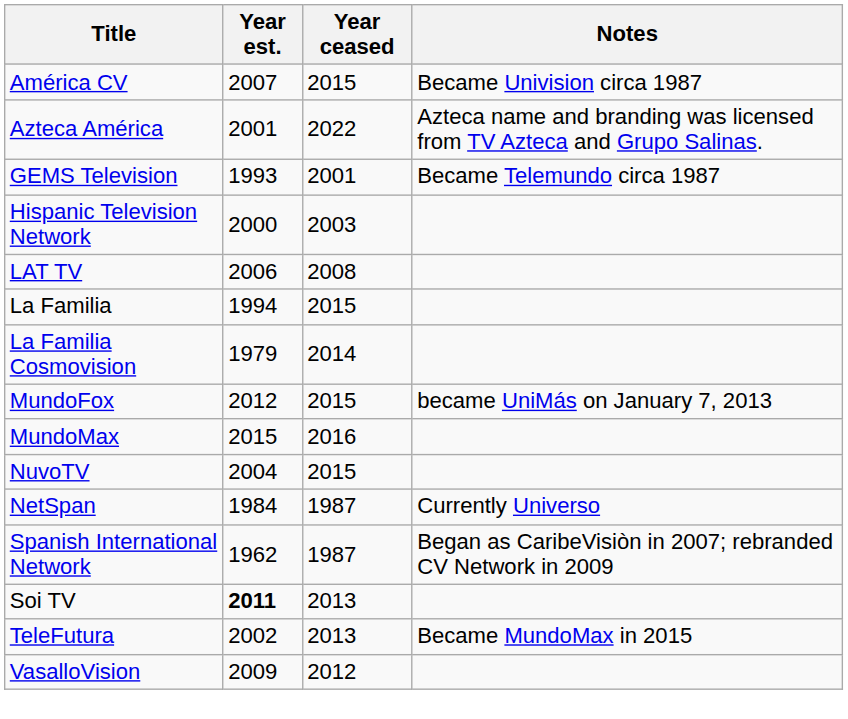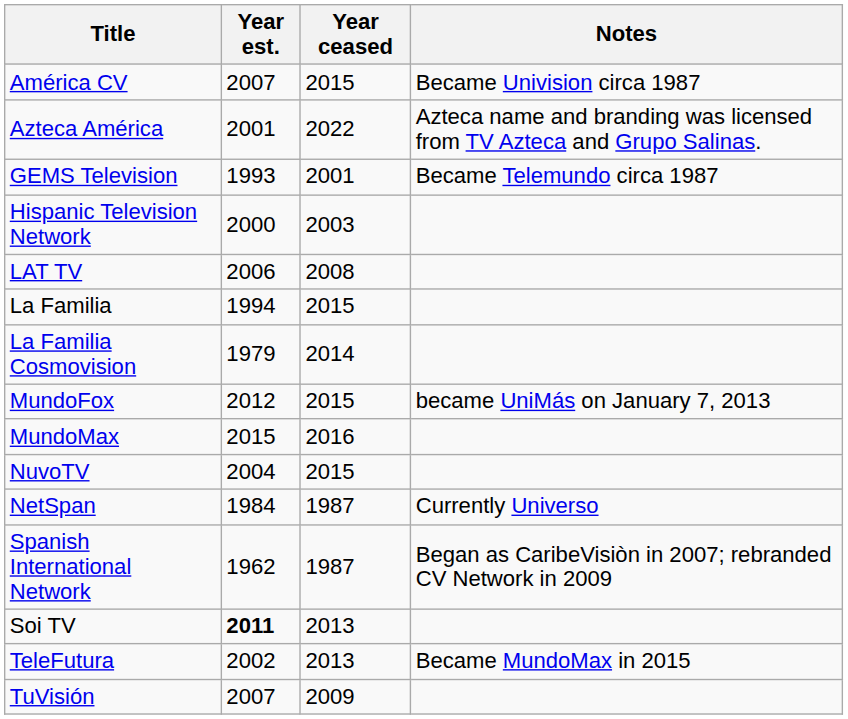+ row: (52, 696)
- row: (75, 671)
